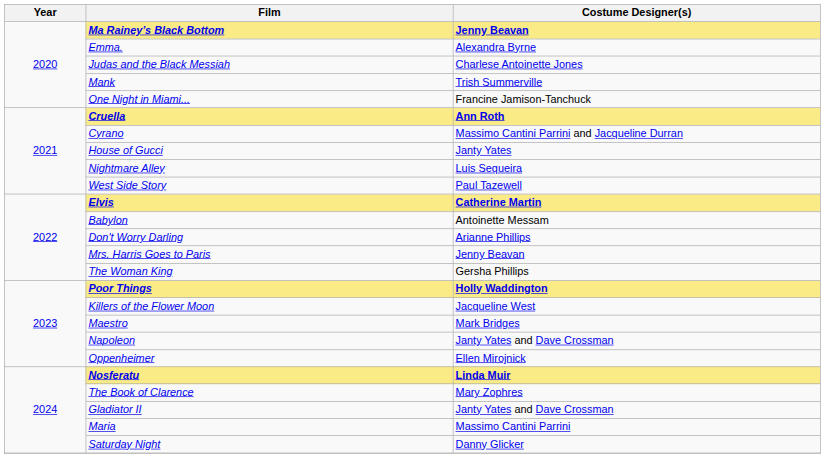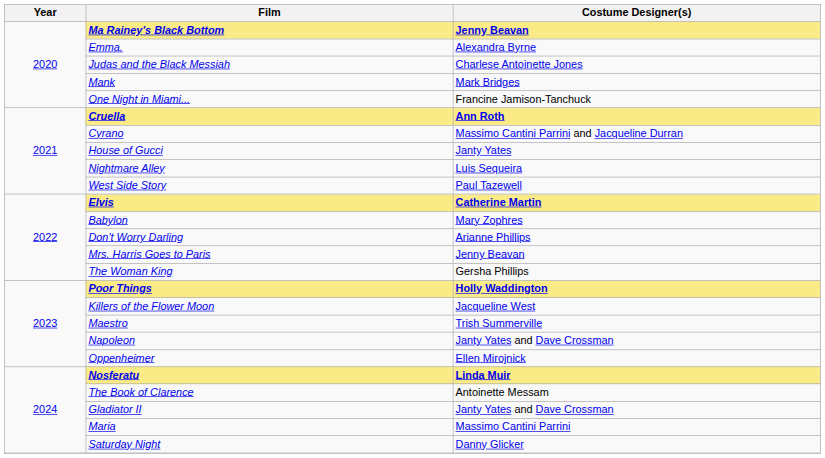(499, 82) Trish Summerville -> (488, 82) Mark Bridges
(502, 220) Antoinette Messam -> (489, 220) Mary Zophres
(488, 323) Mark Bridges -> (499, 323) Trish Summerville
(489, 392) Mary Zophres -> (502, 392) Antoinette Messam
